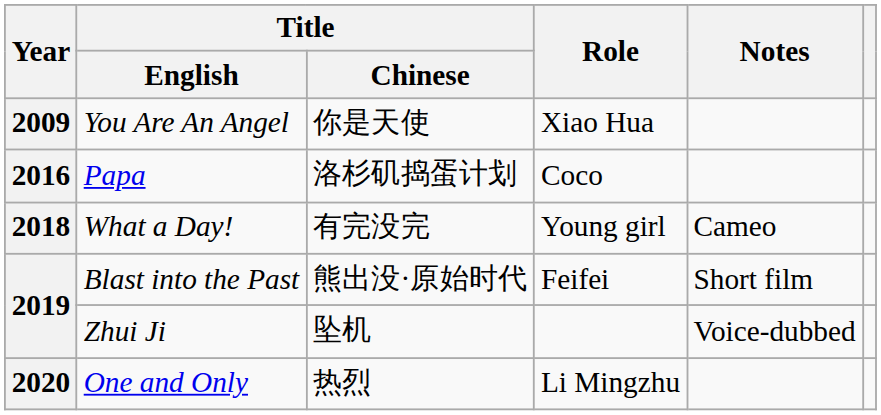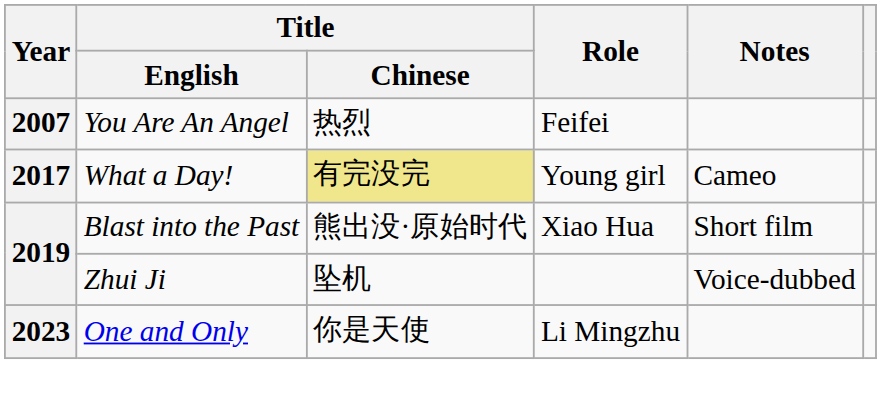(41, 123) 2009 -> (41, 123) 2007
(371, 122) 你是天使 -> (342, 122) 热烈
(597, 123) Xiao Hua -> (575, 123) Feifei
- row: (115, 175)
(41, 227) 2018 -> (41, 175) 2017
(371, 226) no background -> (371, 174) khaki background
(575, 279) Feifei -> (597, 227) Xiao Hua
(41, 382) 2020 -> (41, 331) 2023
(342, 382) 热烈 -> (371, 330) 你是天使
